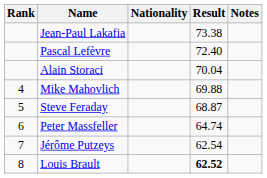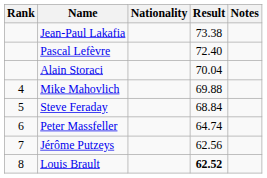(209, 107) 68.87 -> (209, 107) 68.84
(209, 145) 62.54 -> (209, 145) 62.56
